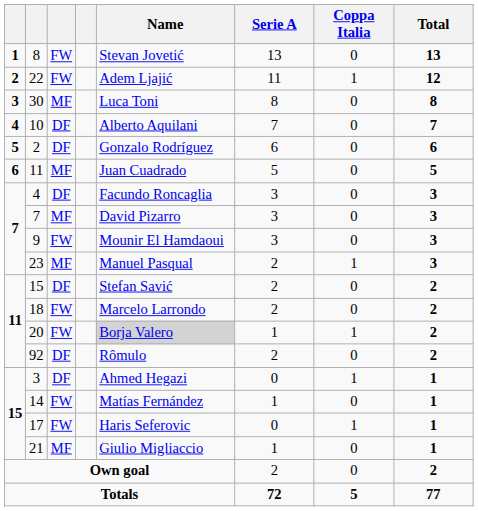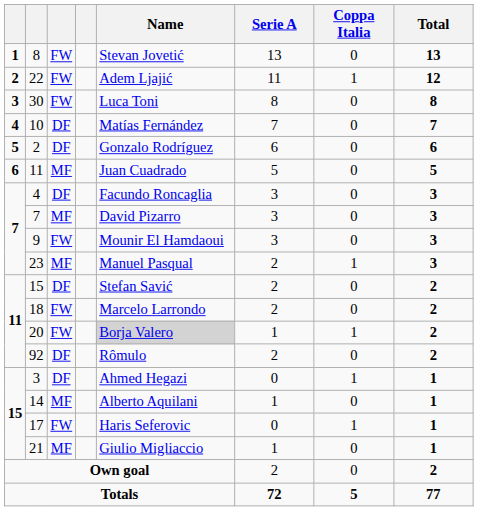(61, 101) MF -> (61, 101) FW
(148, 124) Alberto Aquilani -> (151, 124) Matías Fernández
(61, 401) FW -> (61, 401) MF
(151, 401) Matías Fernández -> (148, 401) Alberto Aquilani
